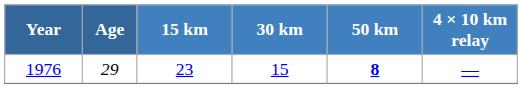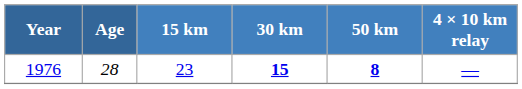(110, 69) 29 -> (110, 69) 28
(280, 69) normal -> (280, 69) bold
